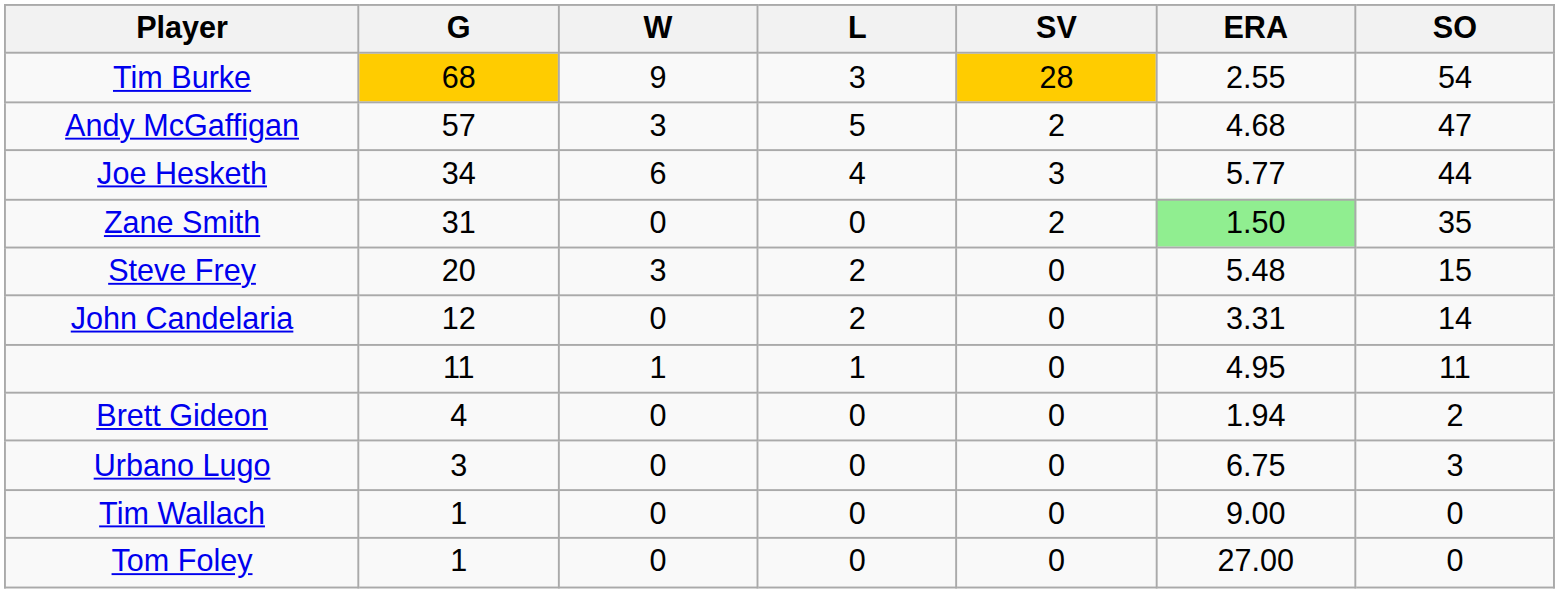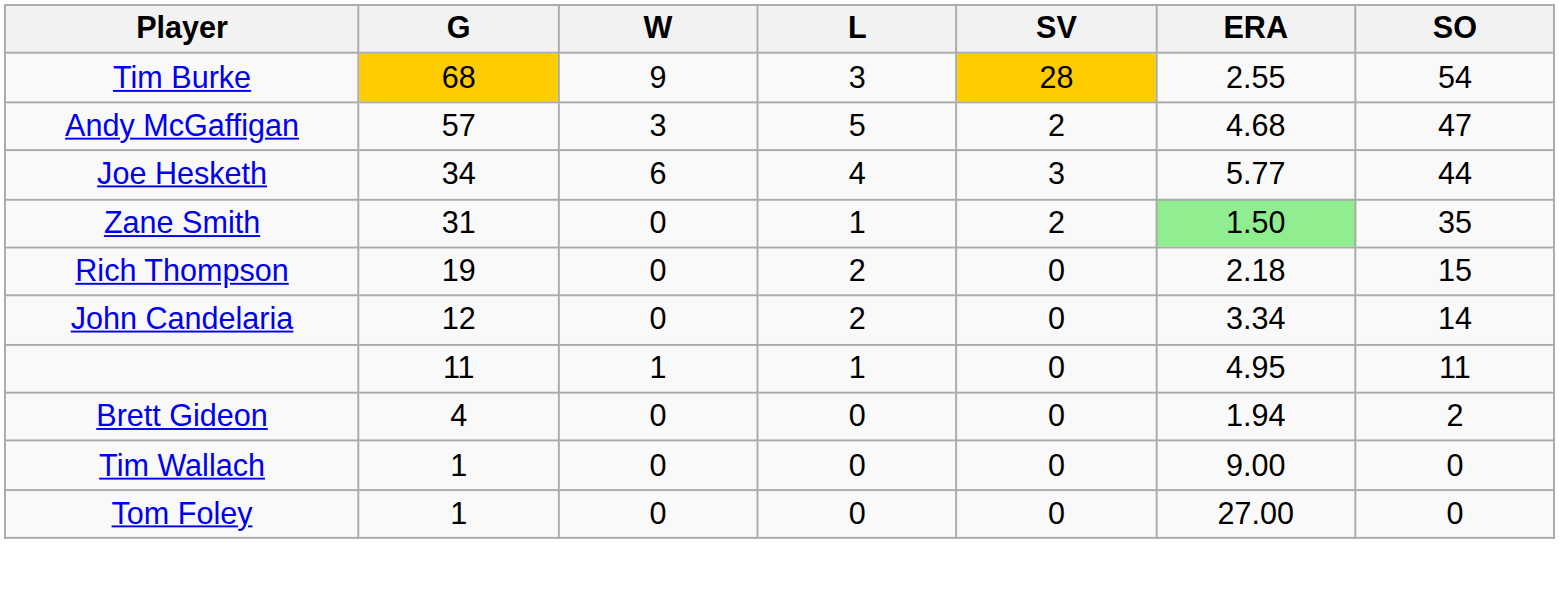(857, 222) 0 -> (857, 222) 1
- row: (182, 271)
+ row: (182, 271)
(1256, 319) 3.31 -> (1256, 319) 3.34
- row: (182, 464)
